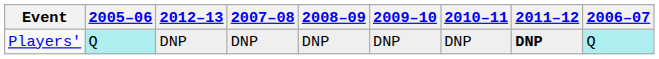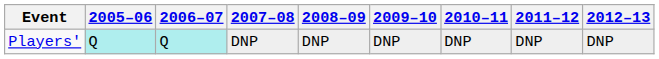columns swapped: (618, 17) <-> (192, 17)
(529, 42) bold -> (529, 42) normal
